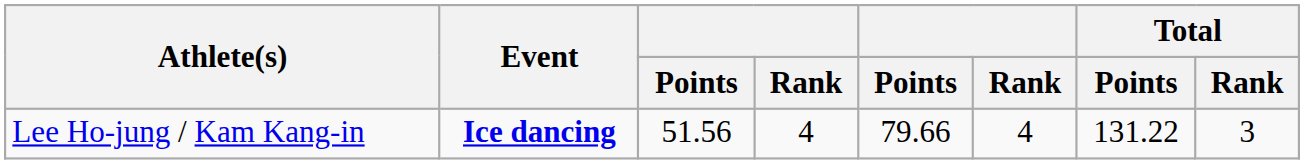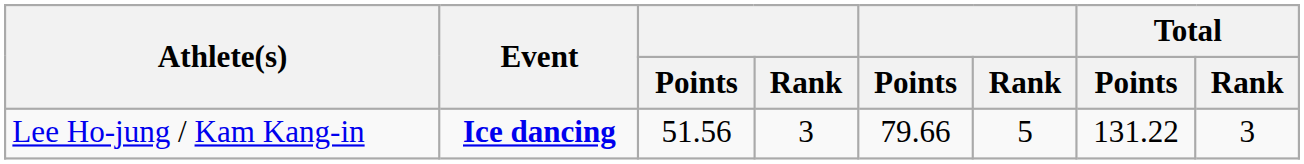(806, 133) 4 -> (806, 133) 3
(1025, 133) 4 -> (1025, 133) 5
